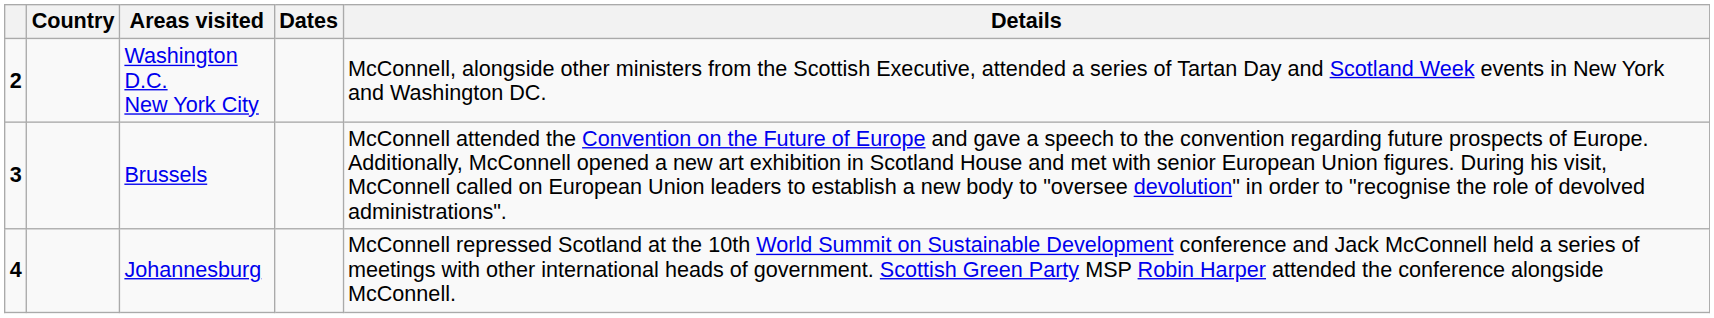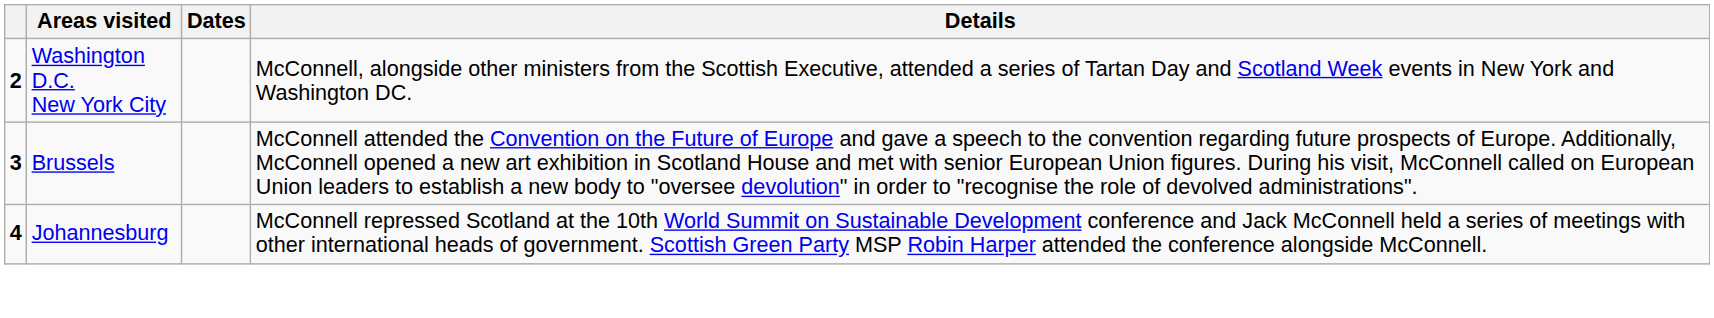- column: (73, 21)
